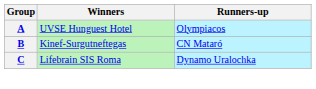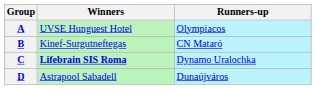(80, 60) normal -> (83, 60) bold
+ row: (21, 76)
